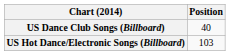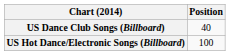(206, 43) 103 -> (206, 43) 100
